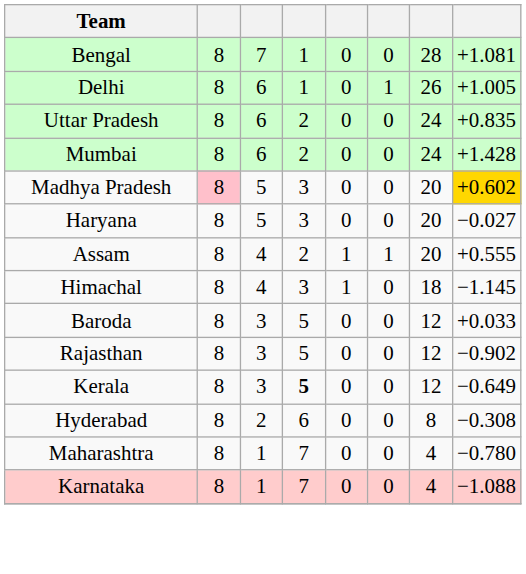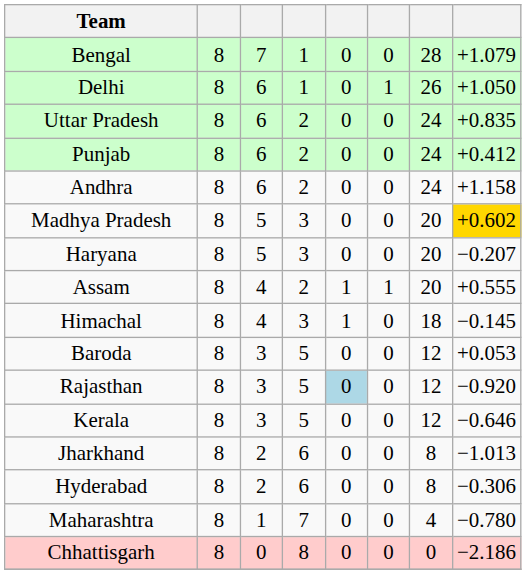(487, 54) +1.081 -> (487, 54) +1.079
(487, 87) +1.005 -> (487, 87) +1.050
+ row: (101, 154)
- row: (101, 154)
+ row: (101, 187)
(219, 187) pink background -> (219, 220) no background
(487, 220) −0.027 -> (487, 253) −0.207
(487, 287) −1.145 -> (487, 320) −0.145
(487, 320) +0.033 -> (487, 353) +0.053
(346, 353) no background -> (346, 386) lightblue background
(487, 353) −0.902 -> (487, 386) −0.920
(304, 386) bold -> (304, 420) normal
(487, 386) −0.649 -> (487, 420) −0.646
+ row: (101, 453)
(487, 420) −0.308 -> (487, 486) −0.306
- row: (101, 486)
+ row: (101, 552)
